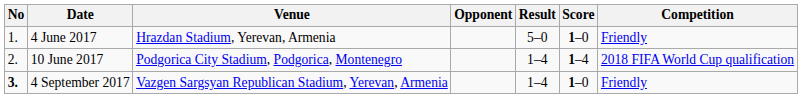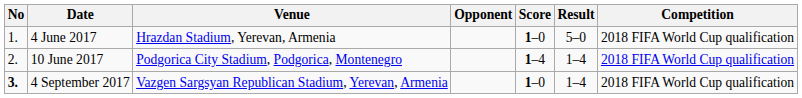columns swapped: (578, 15) <-> (537, 15)
(624, 37) Friendly -> (698, 37) 2018 FIFA World Cup qualification
(624, 82) Friendly -> (698, 82) 2018 FIFA World Cup qualification
